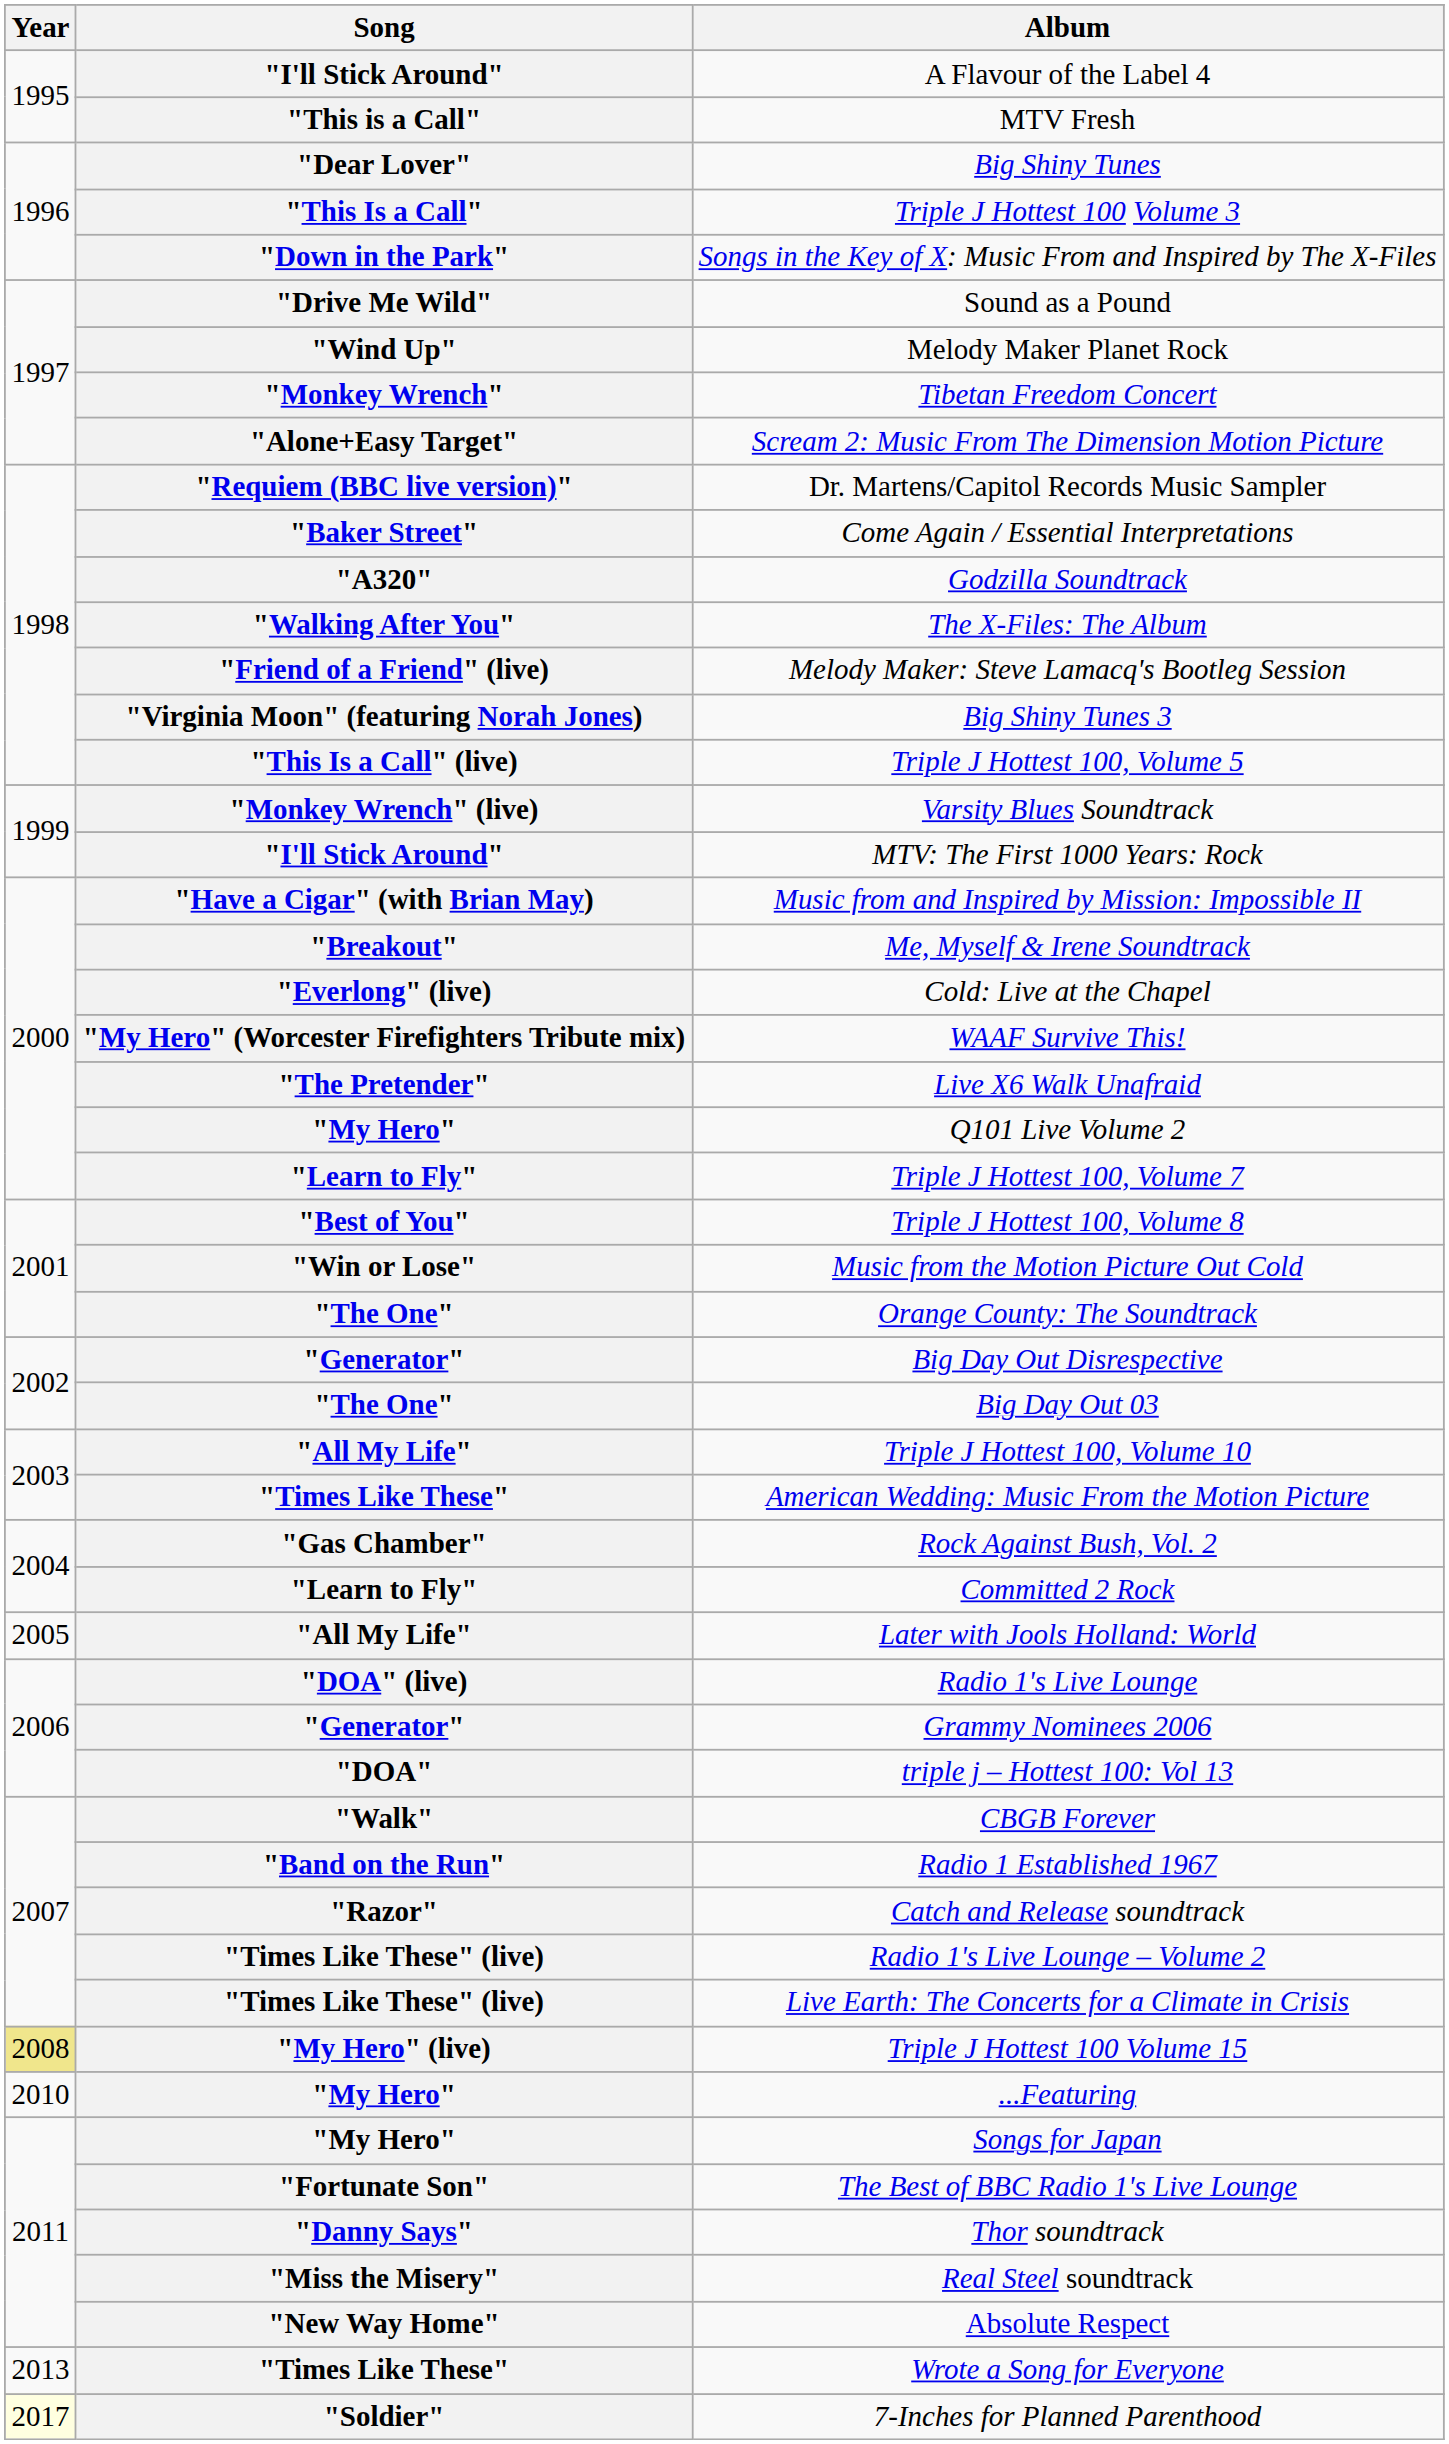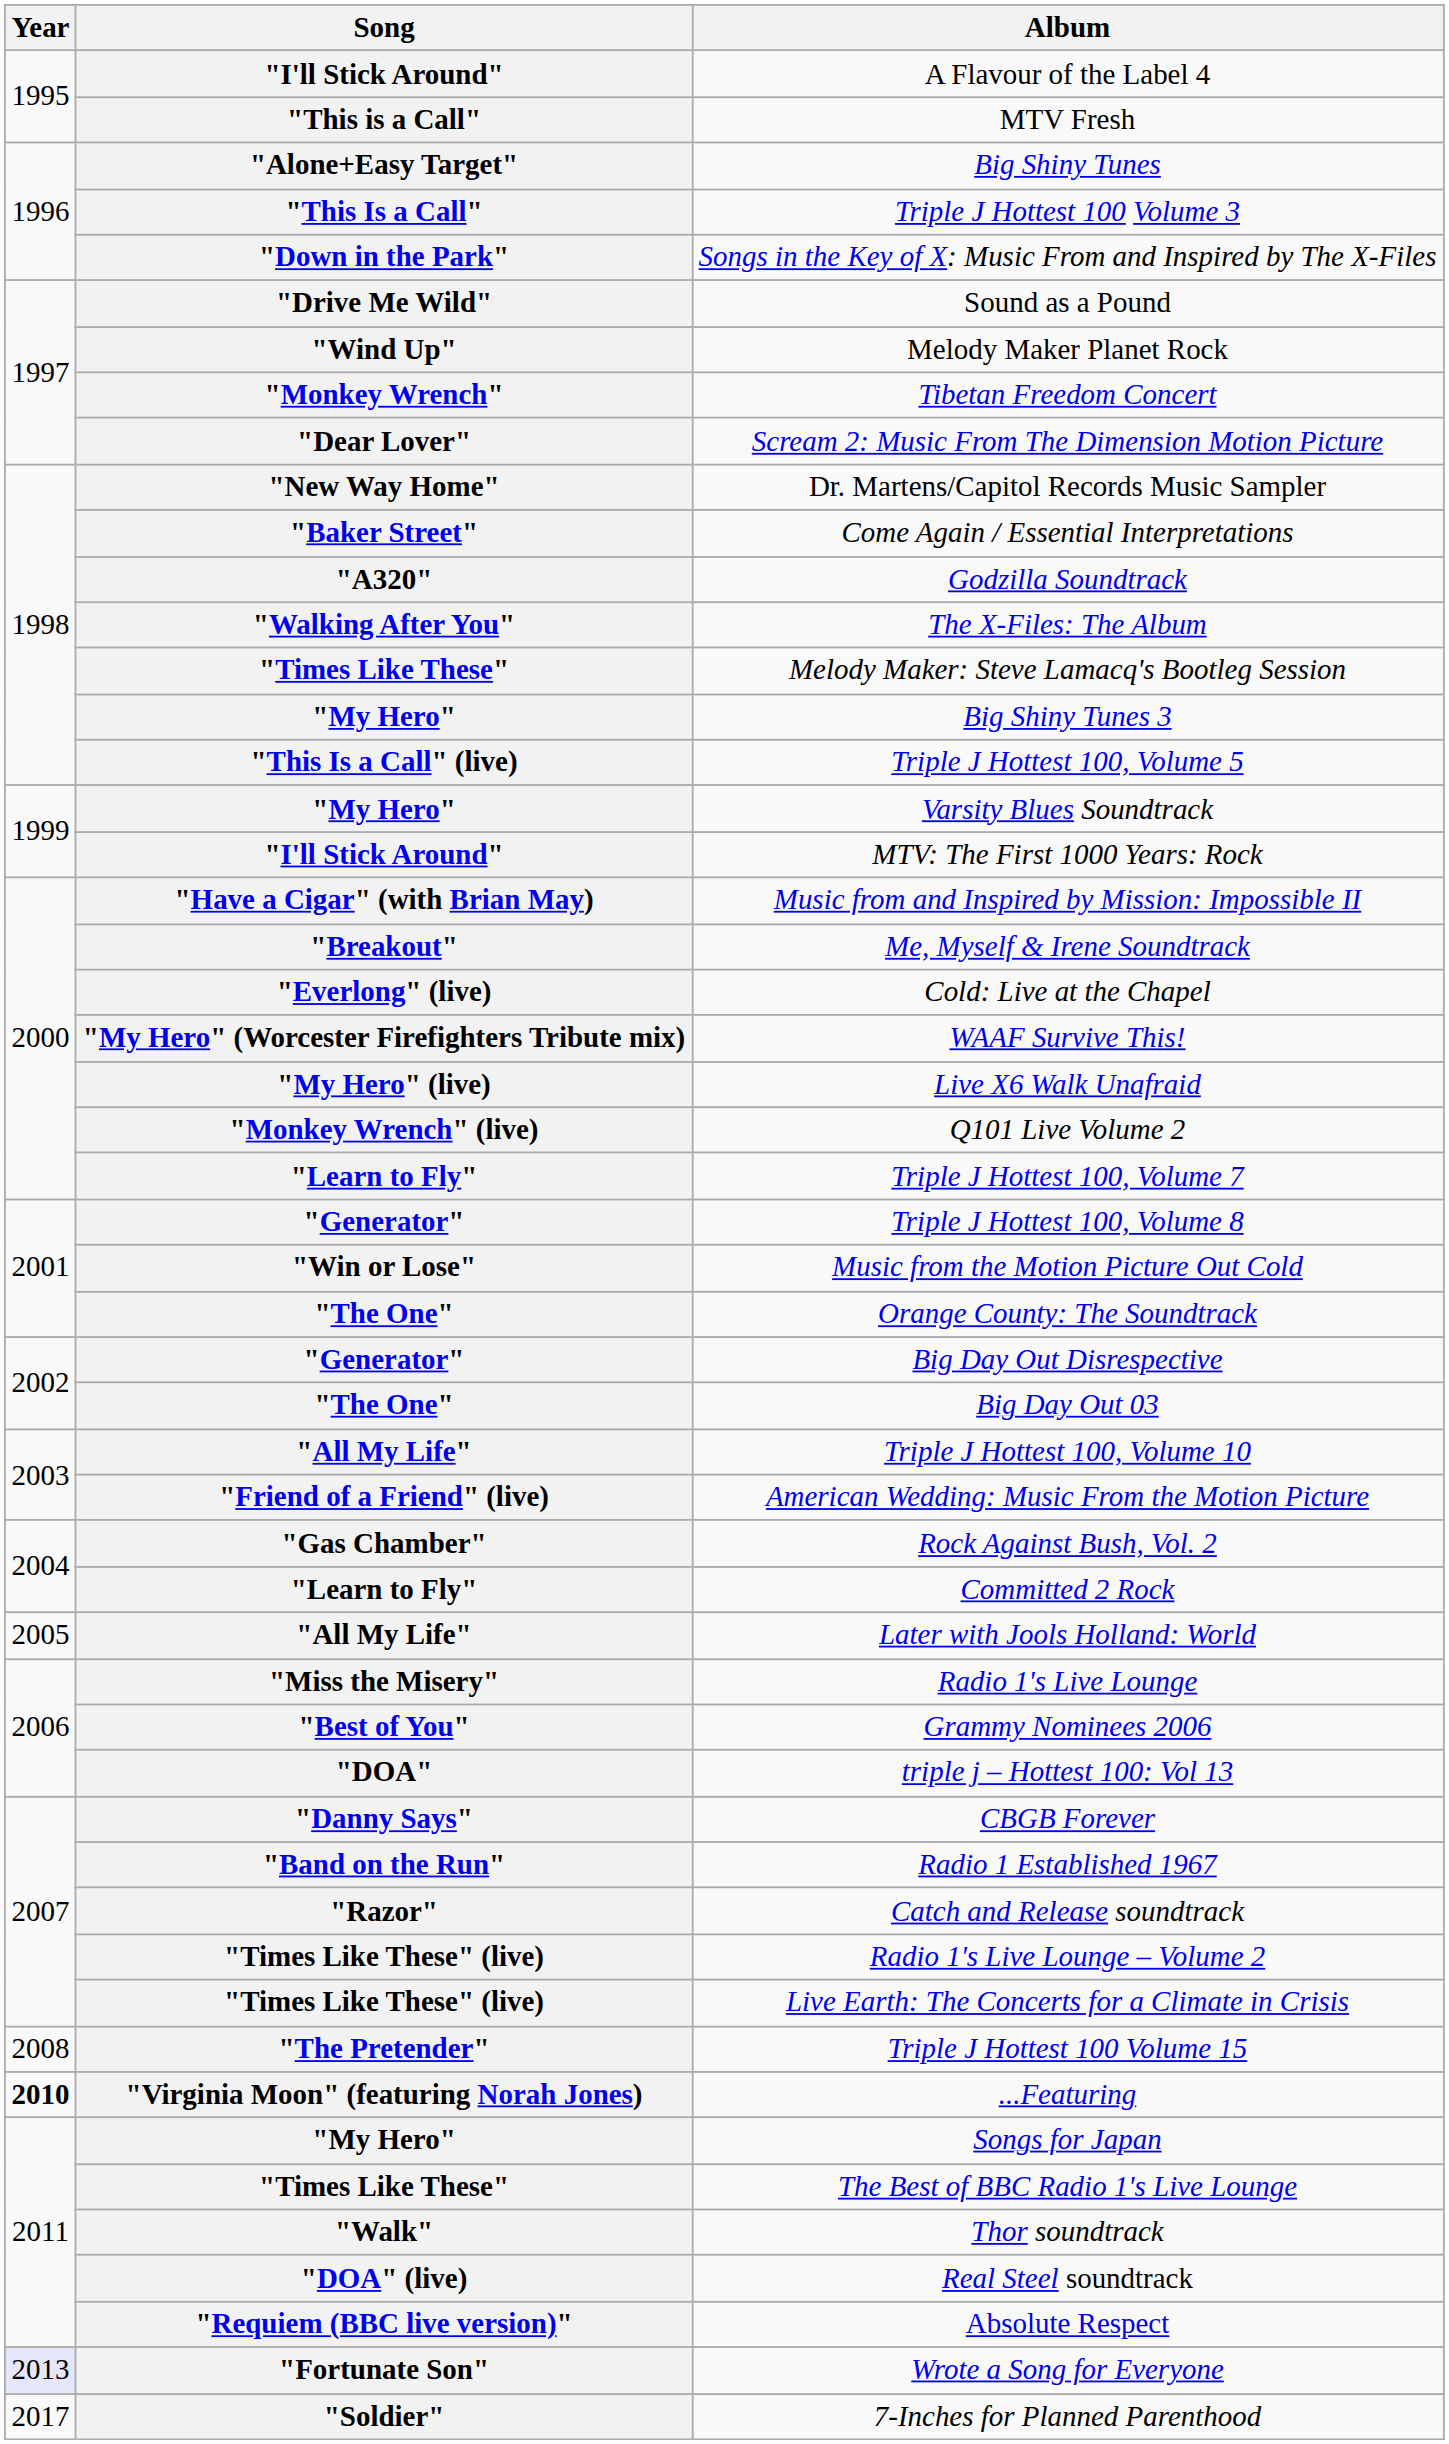(384, 165) "Dear Lover" -> (384, 165) "Alone+Easy Target"
(384, 440) "Alone+Easy Target" -> (384, 440) "Dear Lover"
(384, 486) "Requiem (BBC live version)" -> (384, 486) "New Way Home"
(384, 670) "Friend of a Friend" (live) -> (384, 670) "Times Like These"
(384, 716) "Virginia Moon" (featuring Norah Jones) -> (384, 716) "My Hero"
(384, 808) "Monkey Wrench" (live) -> (384, 808) "My Hero"
(384, 1083) "The Pretender" -> (384, 1083) "My Hero" (live)
(384, 1129) "My Hero" -> (384, 1129) "Monkey Wrench" (live)
(384, 1221) "Best of You" -> (384, 1221) "Generator"
(384, 1497) "Times Like These" -> (384, 1497) "Friend of a Friend" (live)
(384, 1680) "DOA" (live) -> (384, 1680) "Miss the Misery"
(384, 1726) "Generator" -> (384, 1726) "Best of You"
(384, 1818) "Walk" -> (384, 1818) "Danny Says"
(41, 2048) khaki background -> (41, 2048) no background
(384, 2048) "My Hero" (live) -> (384, 2048) "The Pretender"
(41, 2094) normal -> (41, 2094) bold
(384, 2094) "My Hero" -> (384, 2094) "Virginia Moon" (featuring Norah Jones)
(384, 2186) "Fortunate Son" -> (384, 2186) "Times Like These"
(384, 2232) "Danny Says" -> (384, 2232) "Walk"
(384, 2277) "Miss the Misery" -> (384, 2277) "DOA" (live)
(384, 2323) "New Way Home" -> (384, 2323) "Requiem (BBC live version)"
(41, 2369) no background -> (41, 2369) lavender background
(384, 2369) "Times Like These" -> (384, 2369) "Fortunate Son"
(41, 2415) lightyellow background -> (41, 2415) no background
